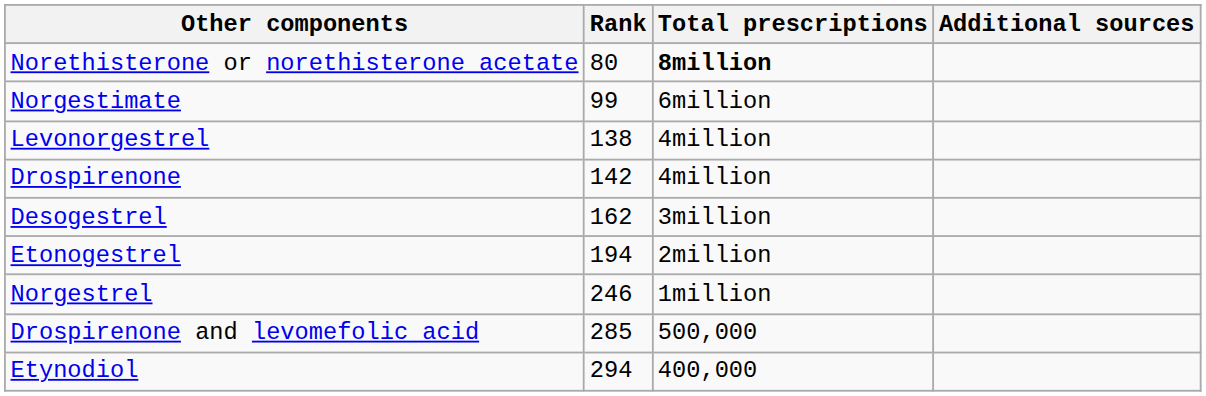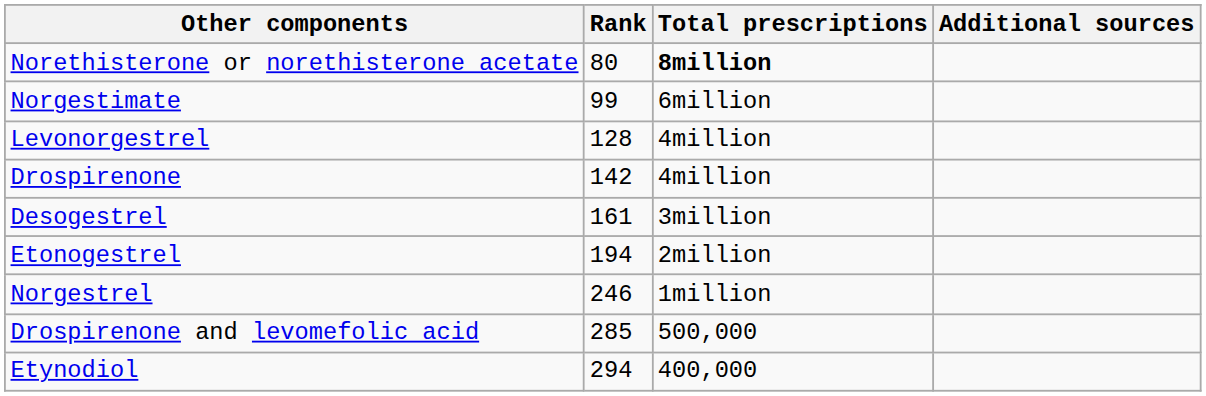(611, 140) 138 -> (611, 140) 128
(611, 217) 162 -> (611, 217) 161
